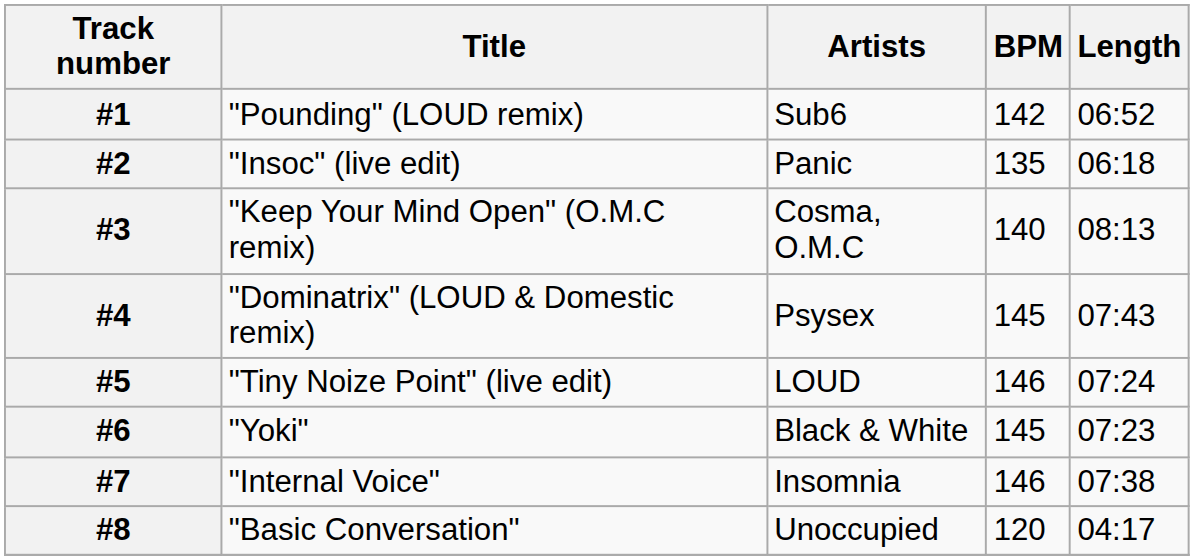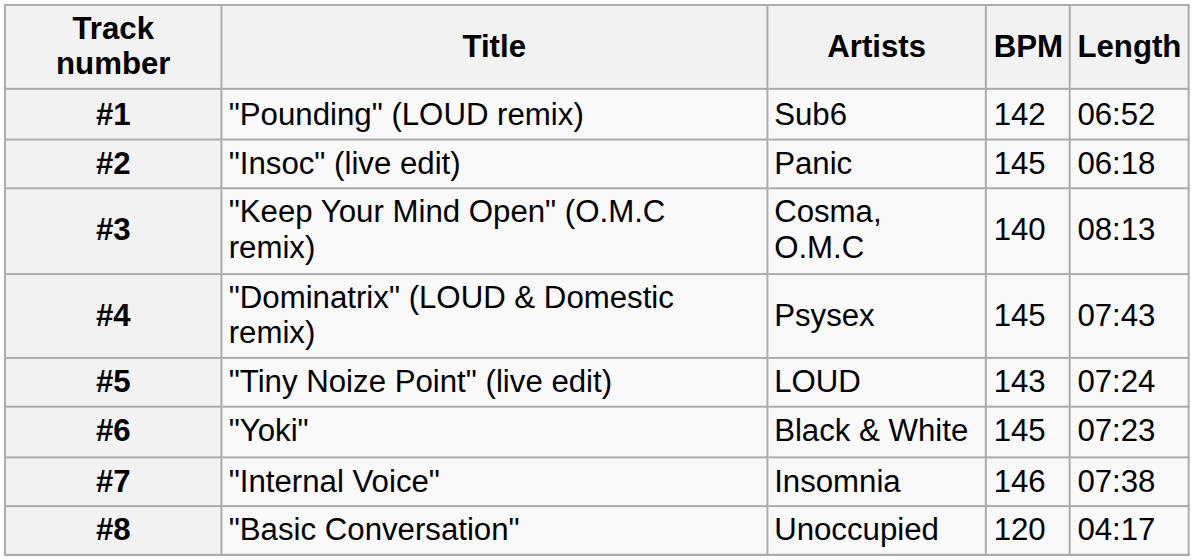(1020, 163) 135 -> (1020, 163) 145
(1020, 381) 146 -> (1020, 381) 143
